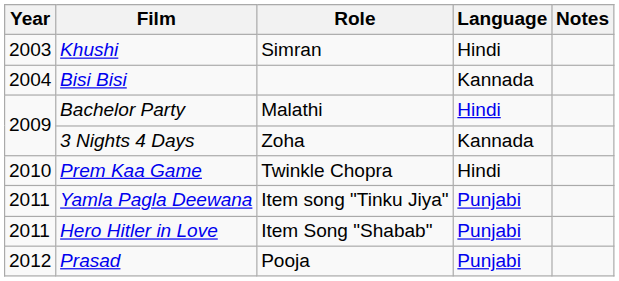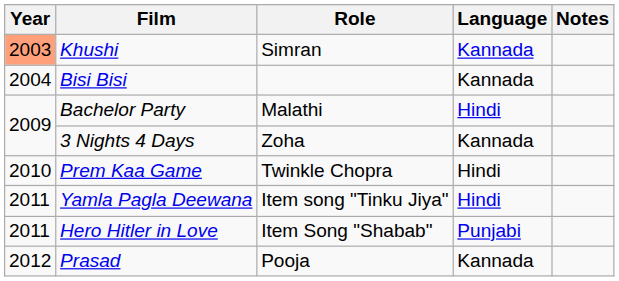(30, 49) no background -> (30, 49) lightsalmon background
(479, 49) Hindi -> (495, 49) Kannada
(489, 200) Punjabi -> (479, 200) Hindi
(489, 261) Punjabi -> (495, 261) Kannada
